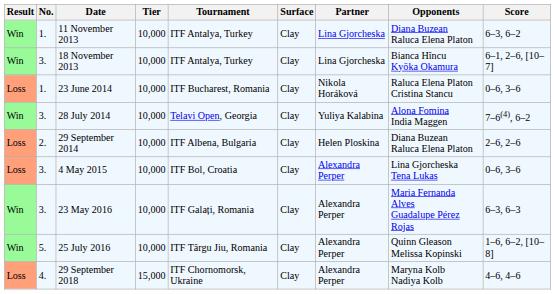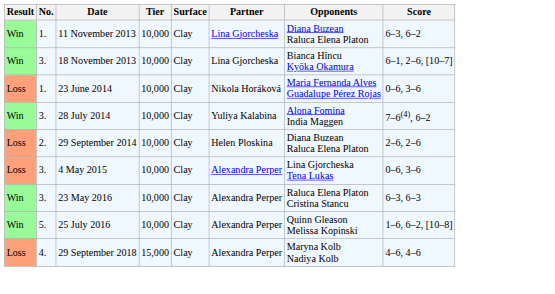- column: (223, 12)
(432, 88) Raluca Elena Platon Cristina Stancu -> (334, 88) Maria Fernanda Alves Guadalupe Pérez Rojas
(425, 209) Maria Fernanda Alves Guadalupe Pérez Rojas -> (328, 198) Raluca Elena Platon Cristina Stancu
